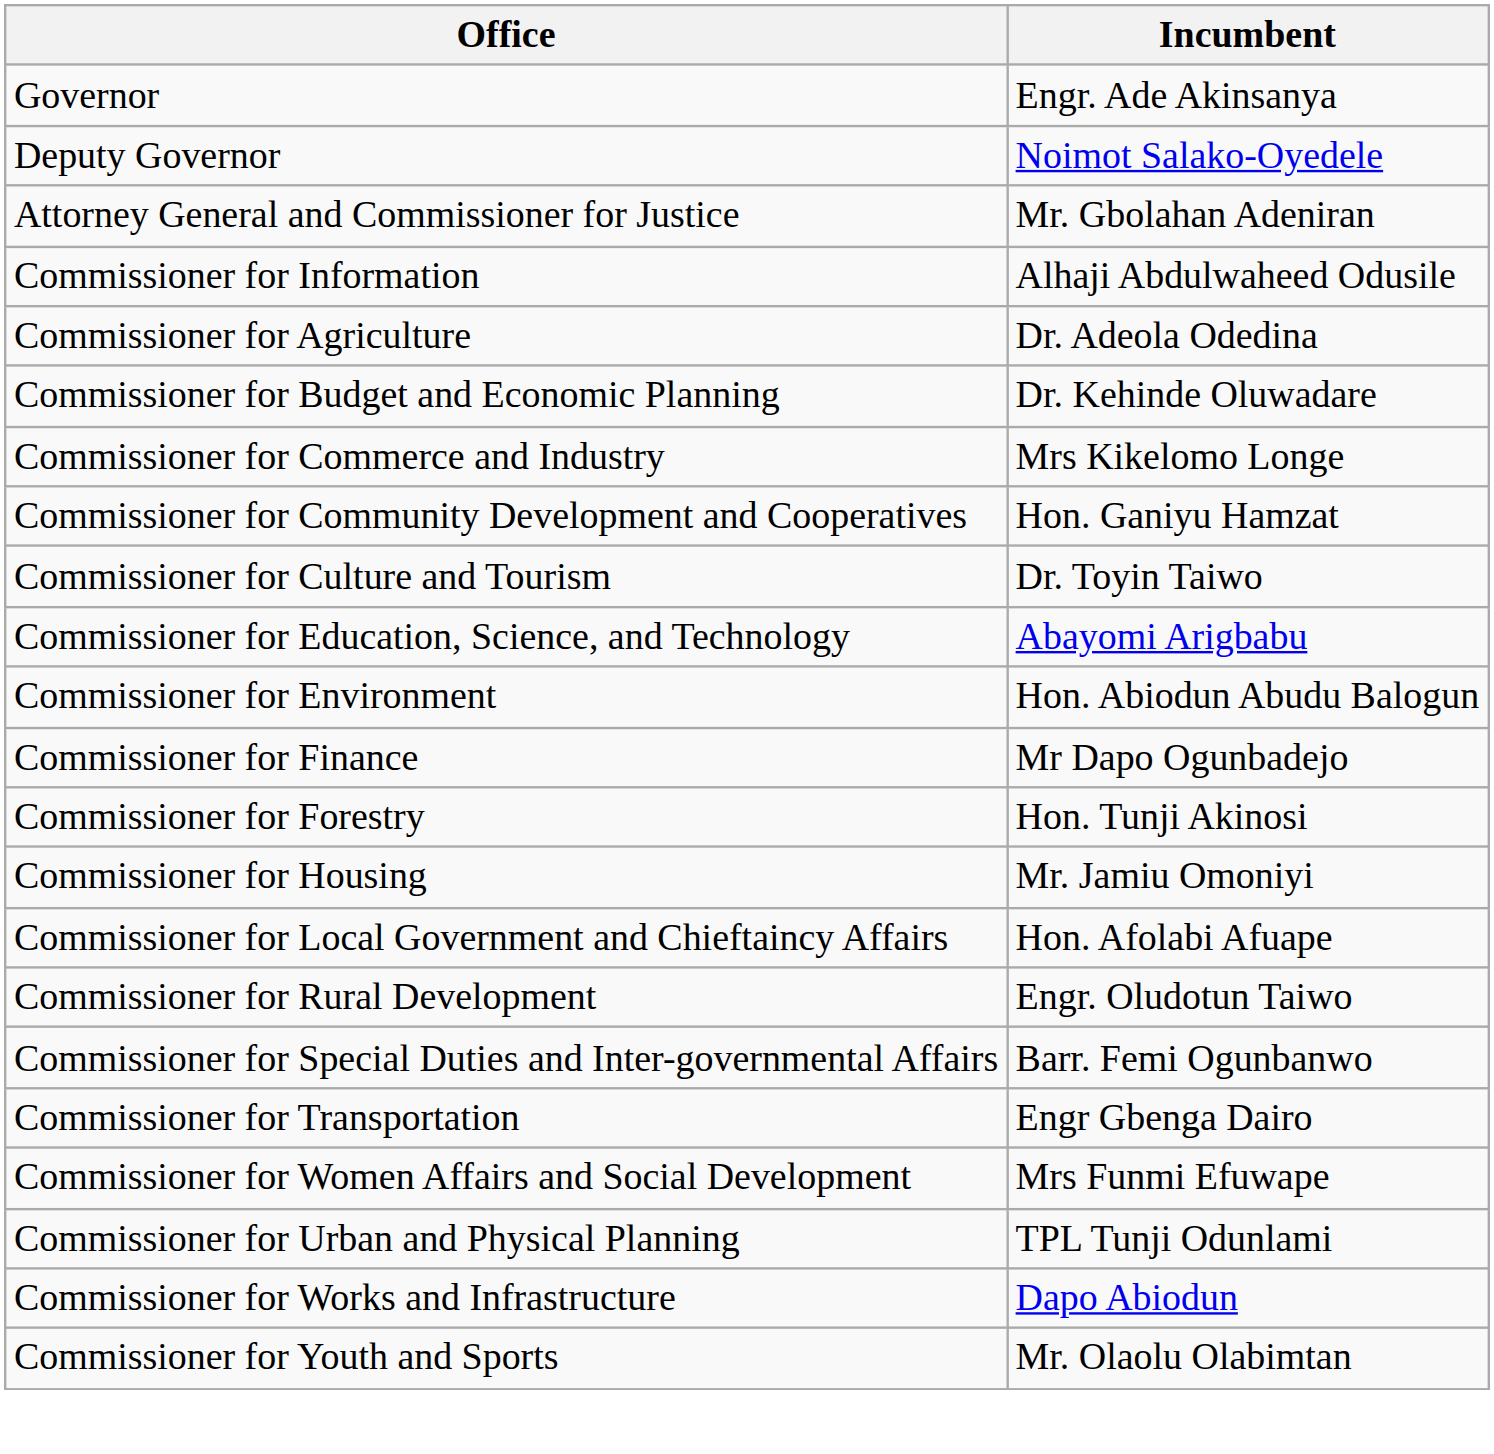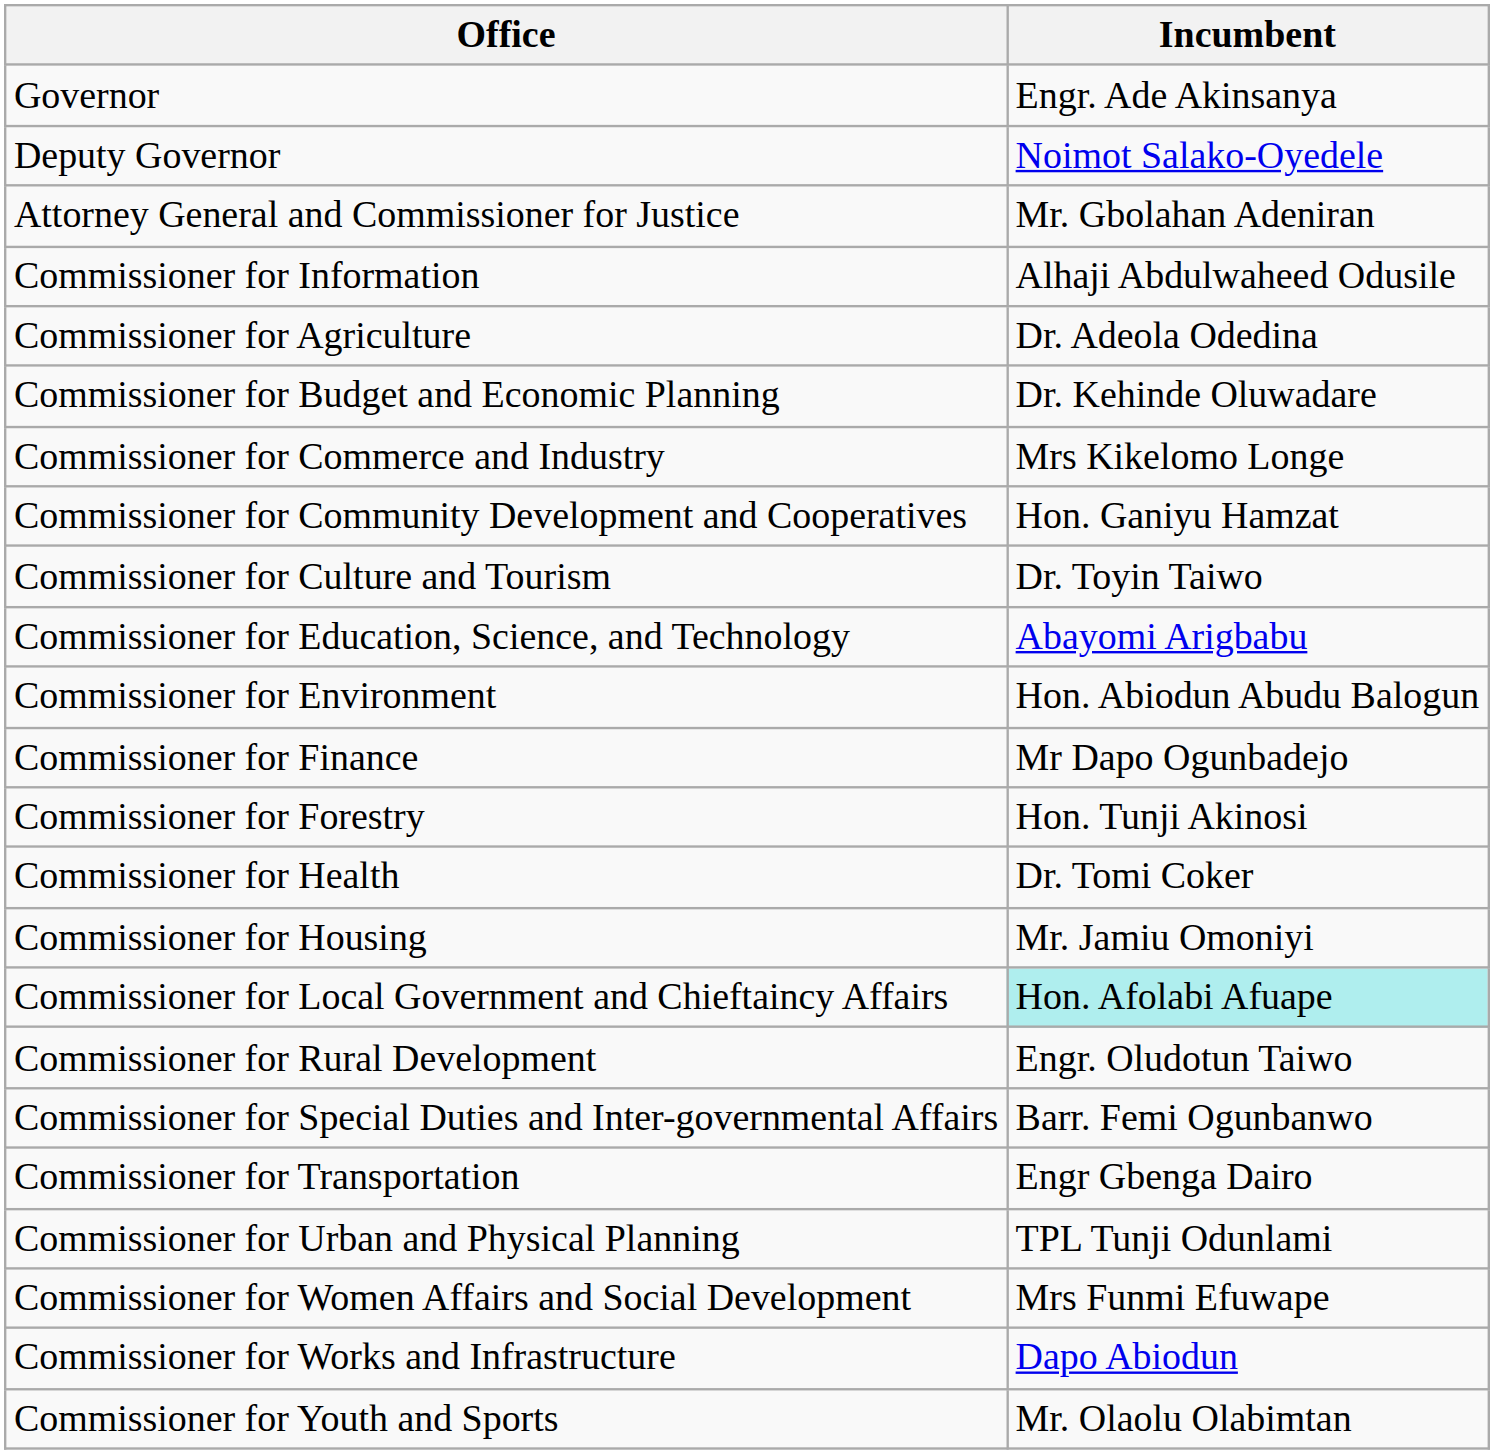+ row: (207, 876)
(1174, 936) no background -> (1174, 996) paleturquoise background
rows swapped: (377, 1237) <-> (462, 1177)
